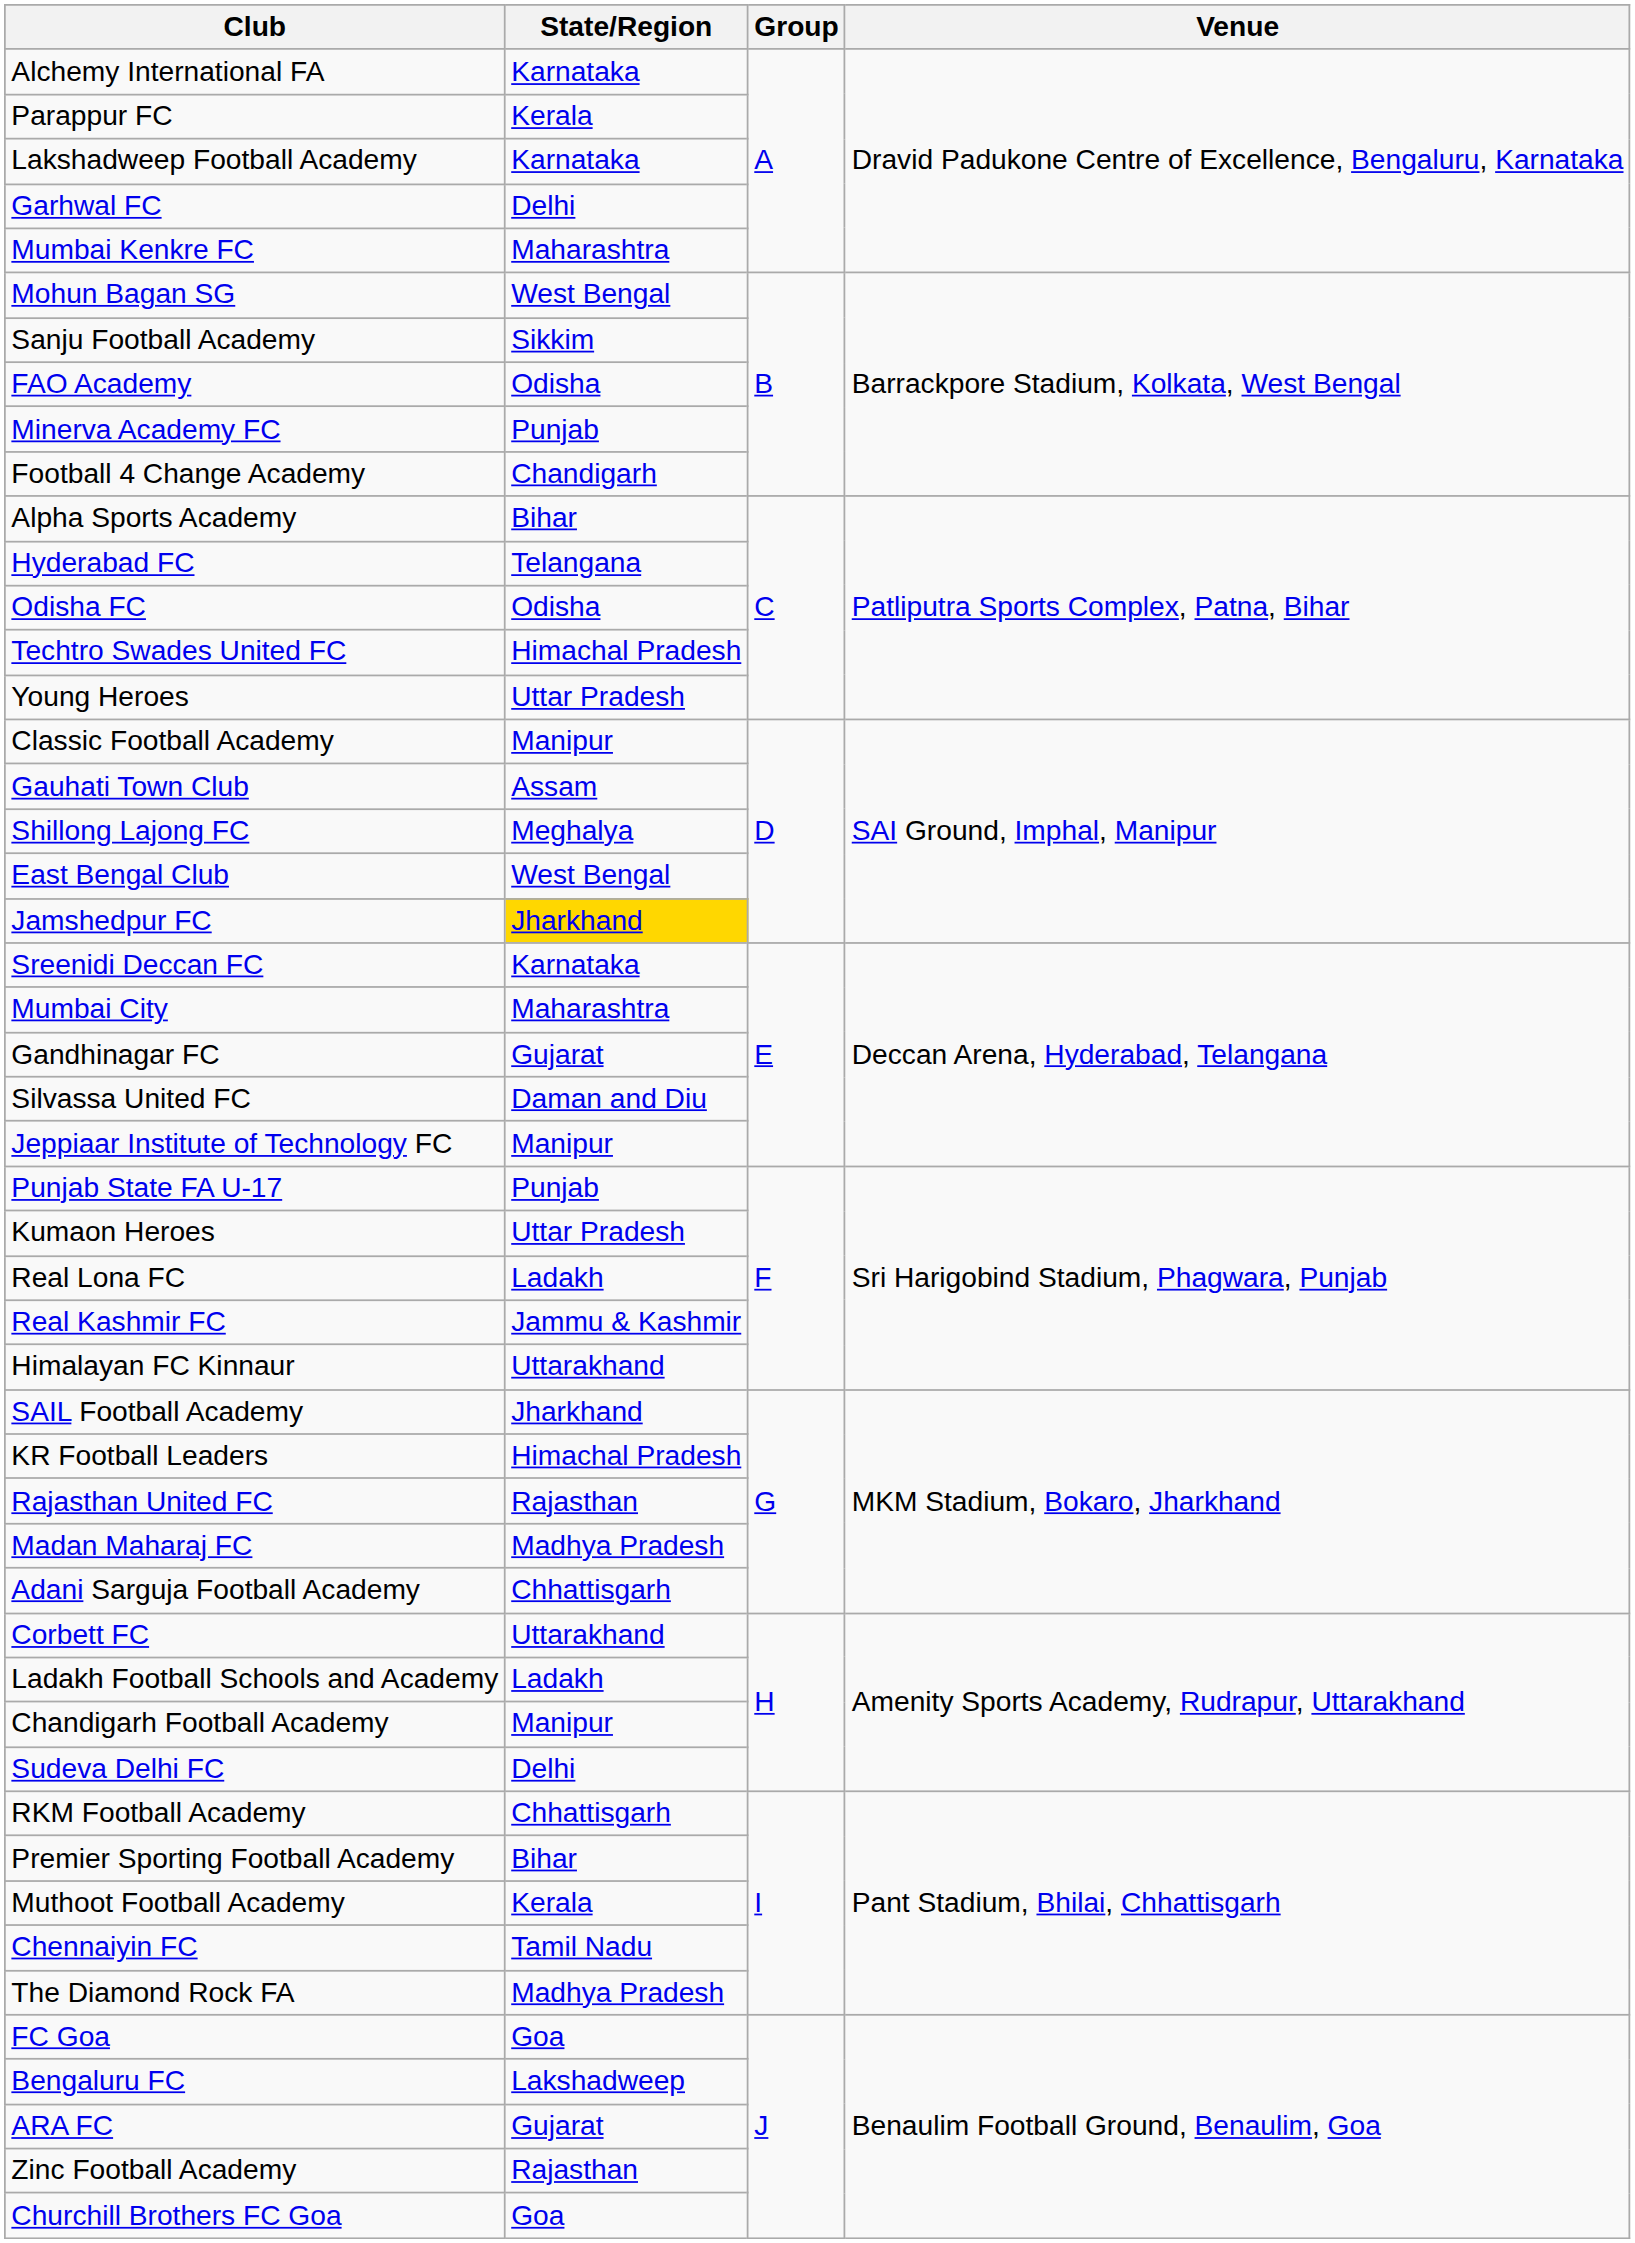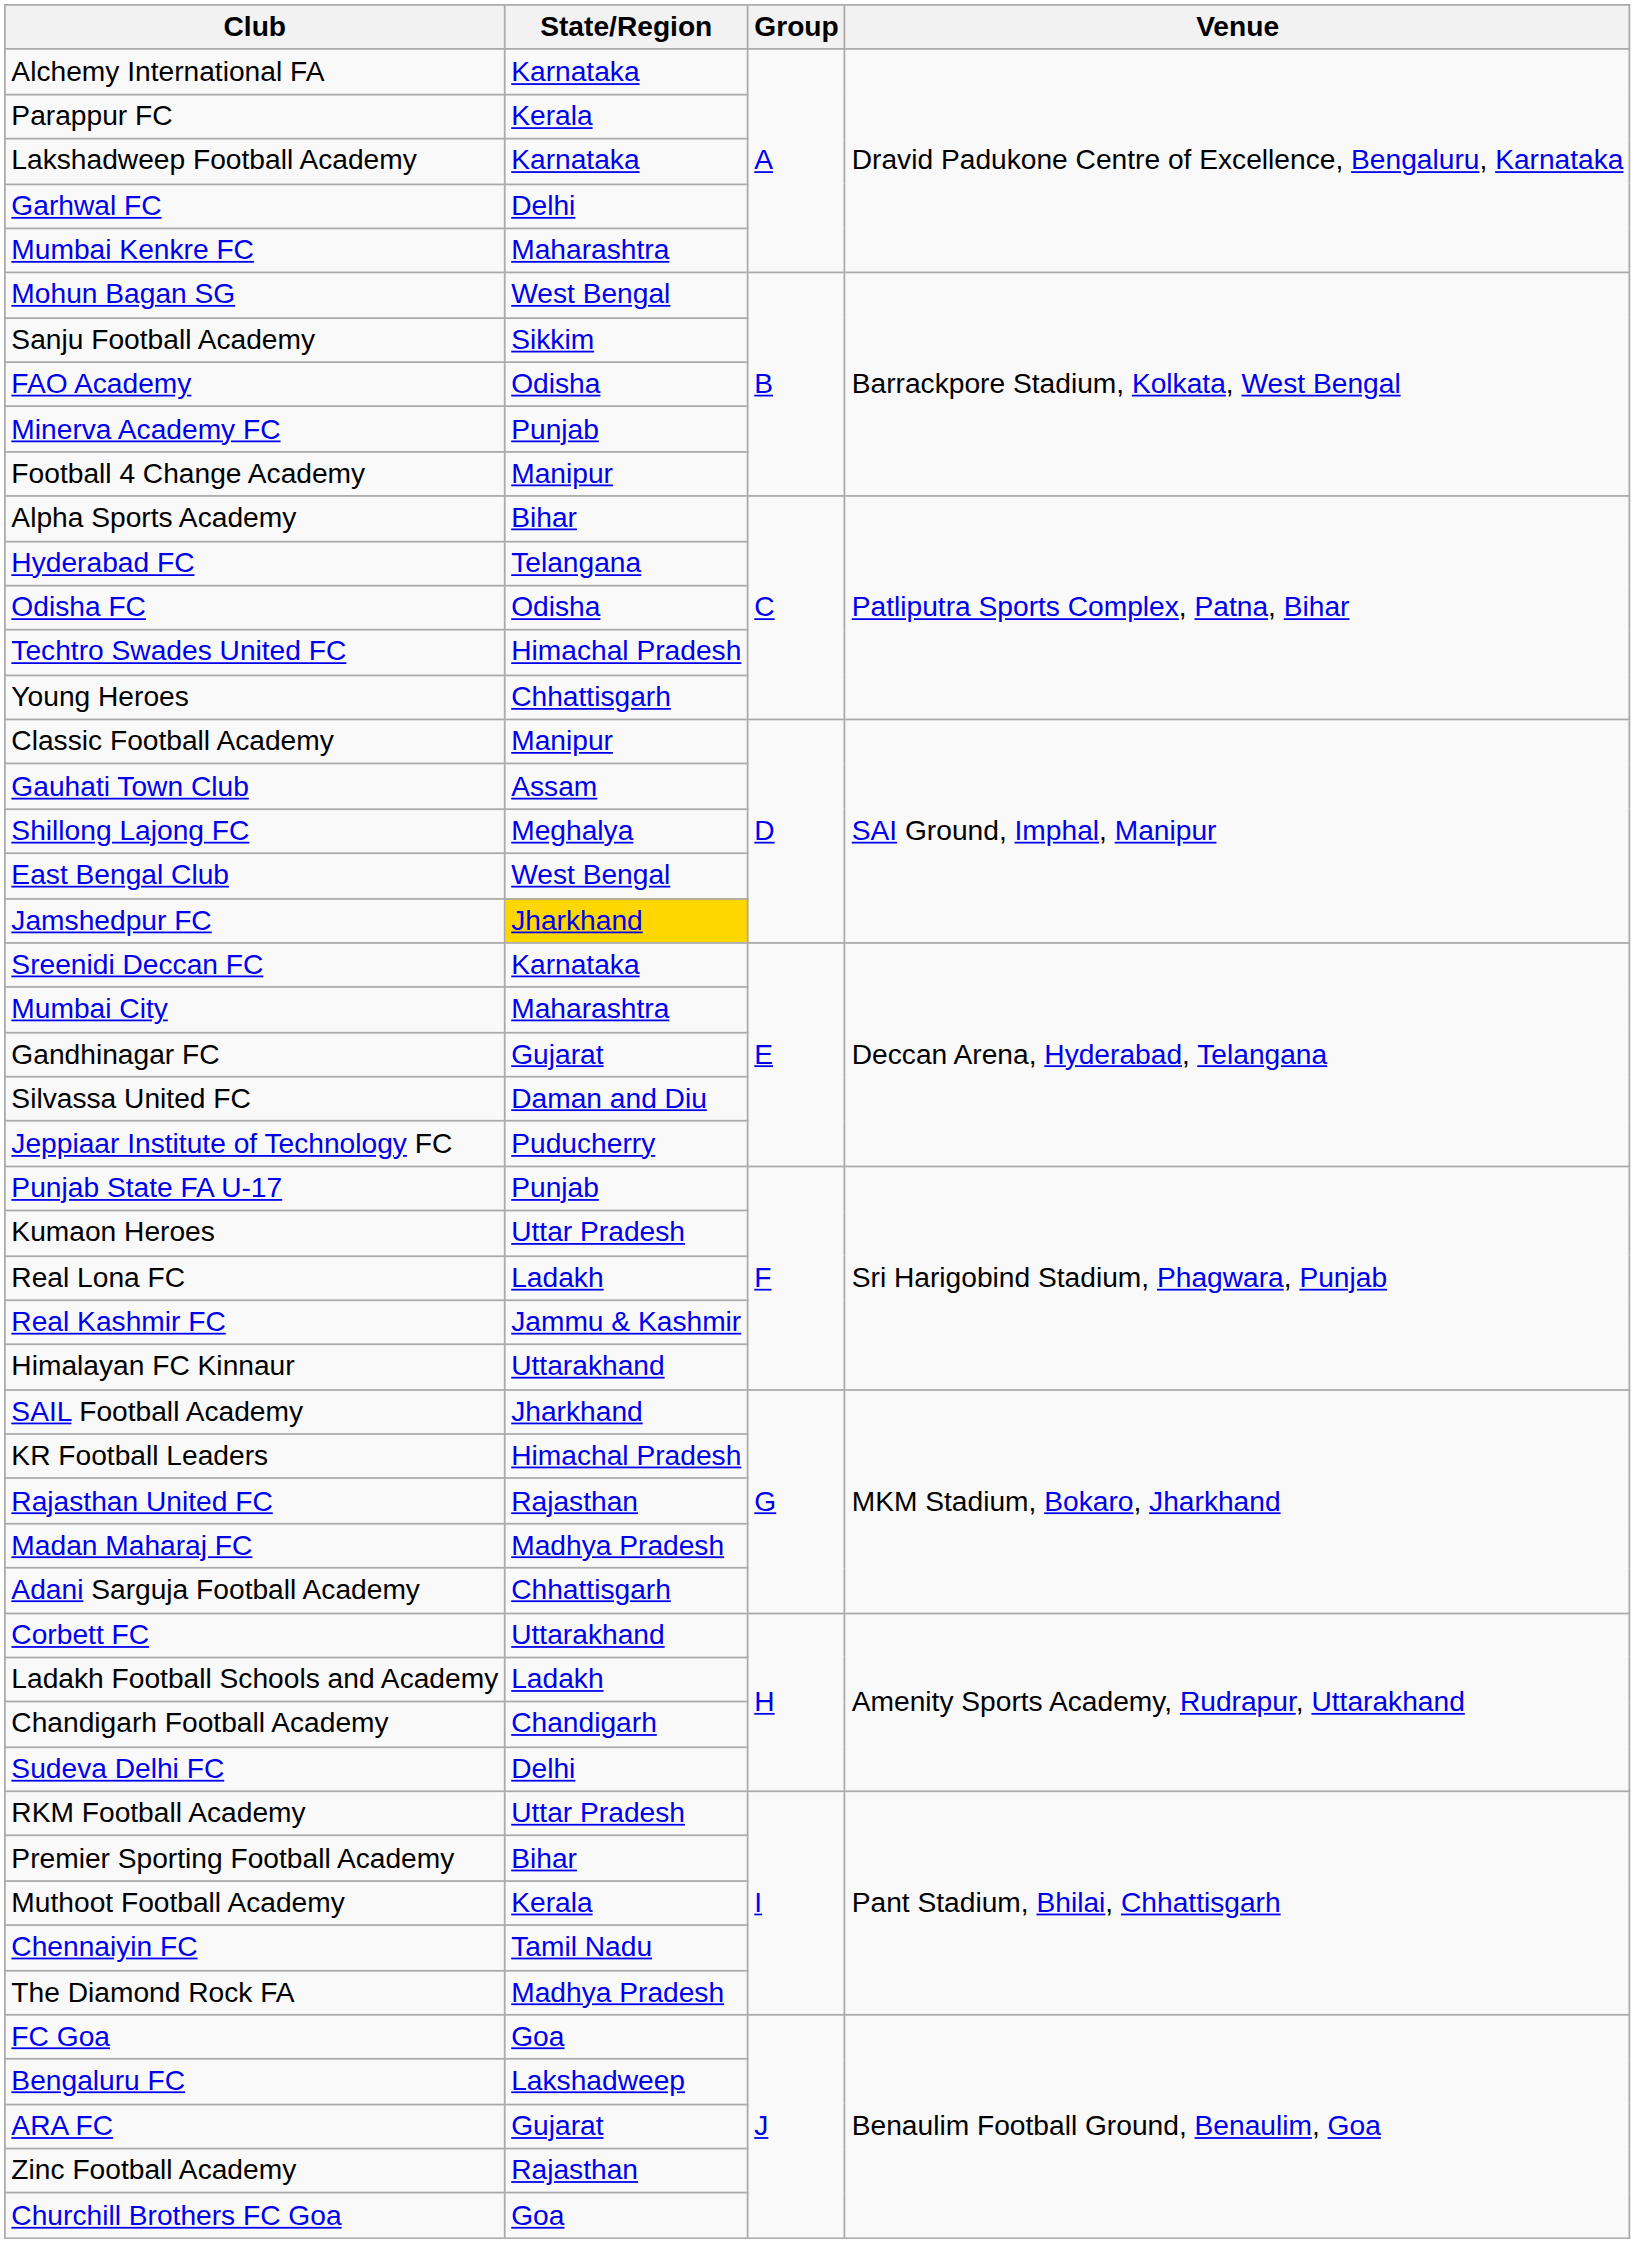(584, 473) Chandigarh -> (562, 473) Manipur
(598, 696) Uttar Pradesh -> (591, 696) Chhattisgarh
(562, 1143) Manipur -> (583, 1143) Puducherry
(562, 1723) Manipur -> (584, 1723) Chandigarh
(591, 1813) Chhattisgarh -> (598, 1813) Uttar Pradesh
